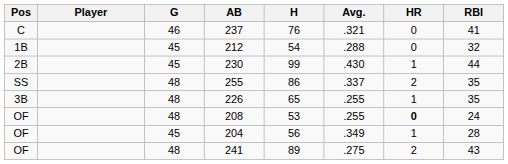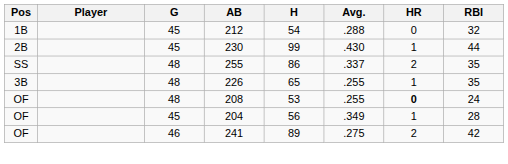- row: (234, 30)
(174, 151) 48 -> (174, 133) 46
(474, 151) 43 -> (474, 133) 42
